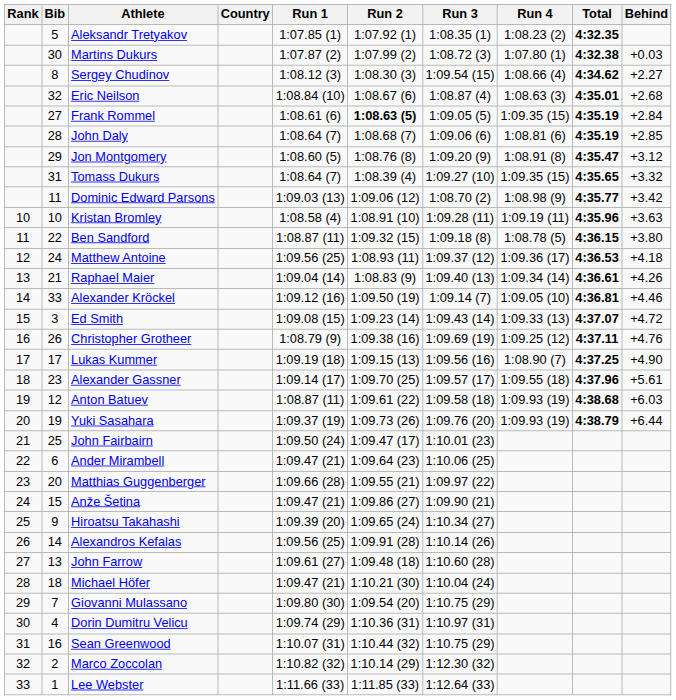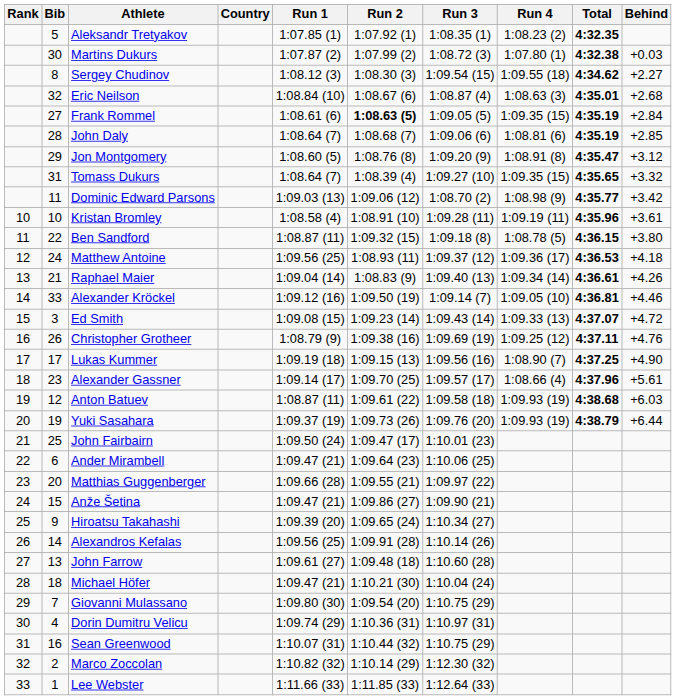(535, 75) 1:08.66 (4) -> (535, 75) 1:09.55 (18)
(646, 217) +3.63 -> (646, 217) +3.61
(535, 380) 1:09.55 (18) -> (535, 380) 1:08.66 (4)
